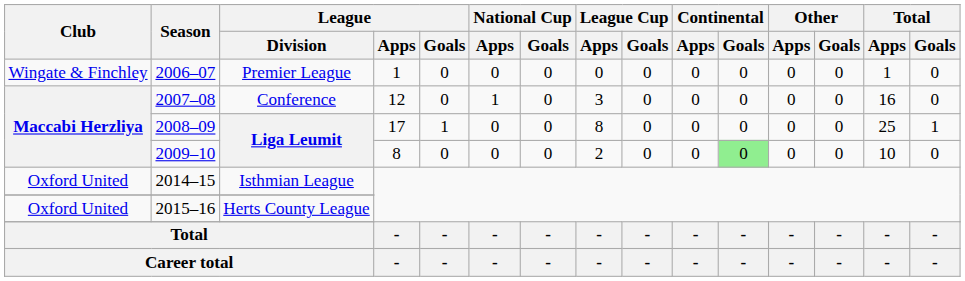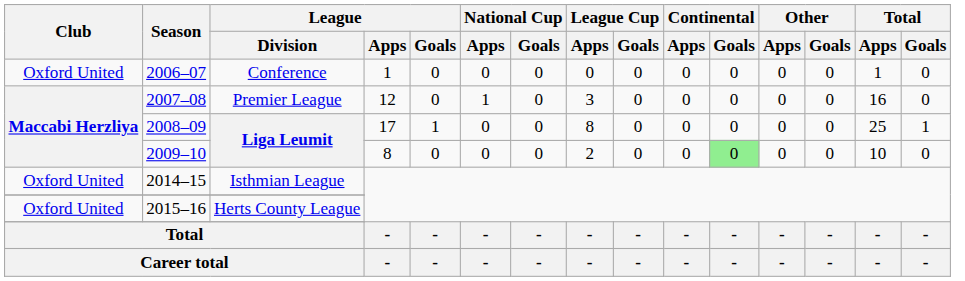(78, 72) Wingate & Finchley -> (73, 72) Oxford United
(297, 72) Premier League -> (287, 72) Conference
(297, 99) Conference -> (287, 99) Premier League
